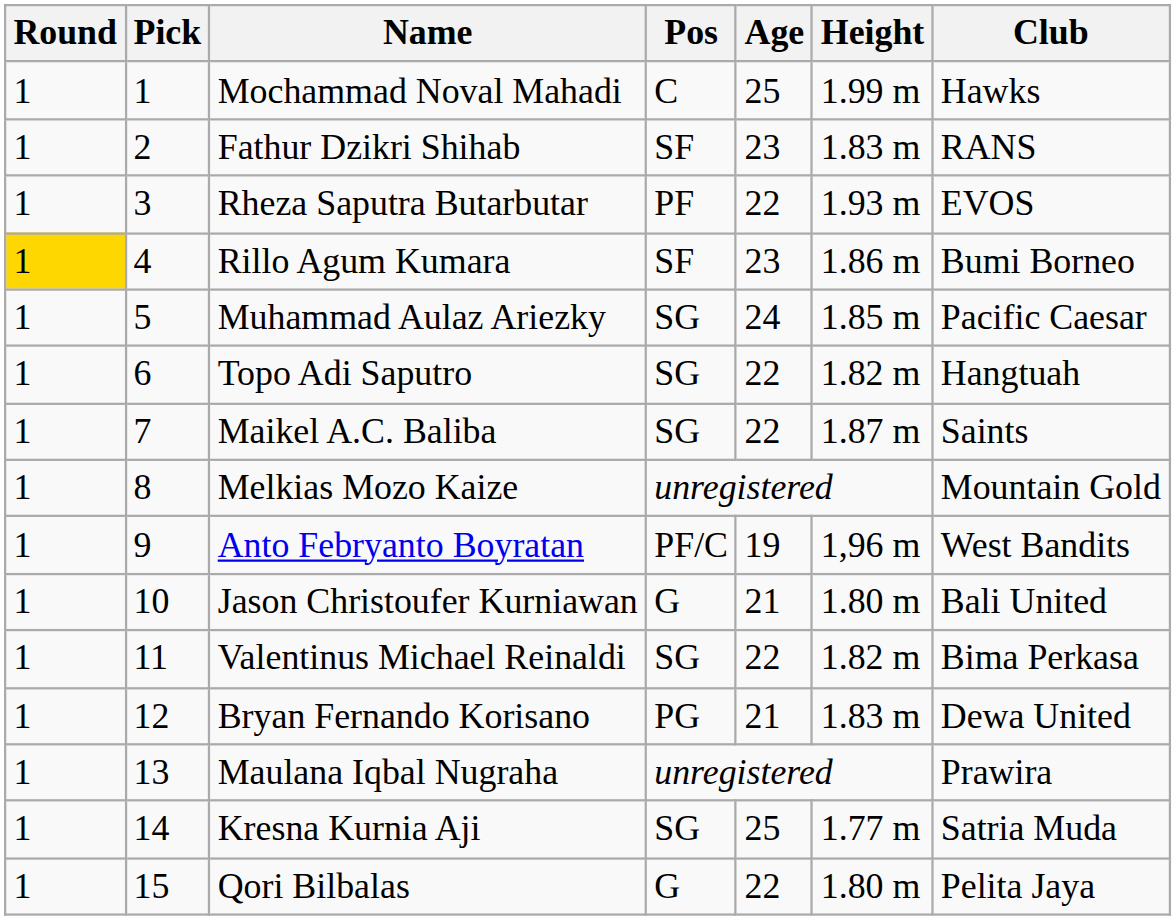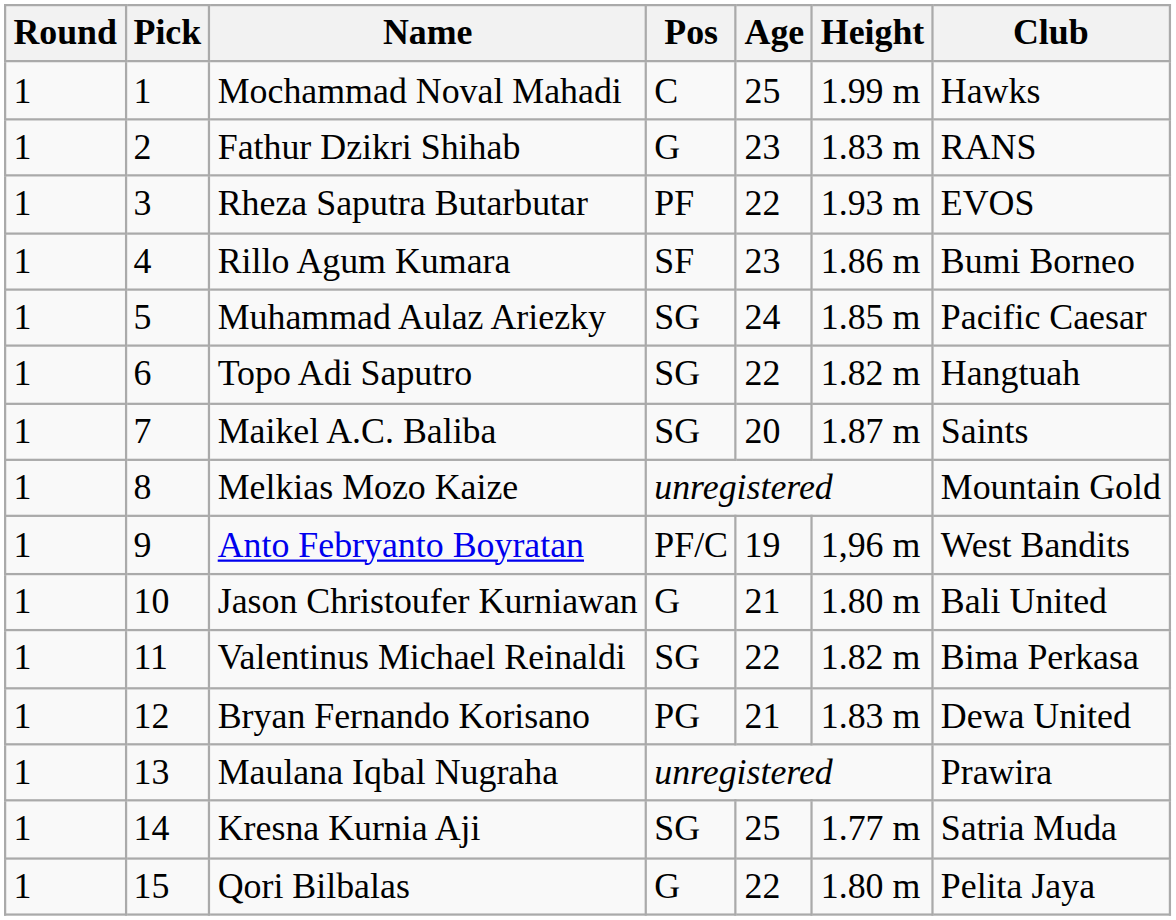(674, 146) SF -> (667, 146) G
(22, 260) gold background -> (22, 260) no background
(762, 430) 22 -> (762, 430) 20
